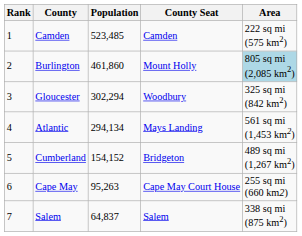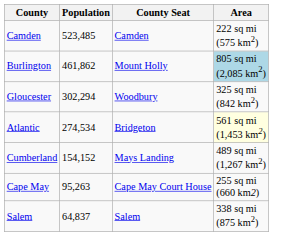- column: (19, 12)
(107, 66) 461,860 -> (79, 66) 461,862
(107, 127) 294,134 -> (79, 127) 274,534
(173, 127) Mays Landing -> (135, 127) Bridgeton
(270, 127) no background -> (241, 127) lightyellow background
(164, 158) Bridgeton -> (144, 158) Mays Landing
